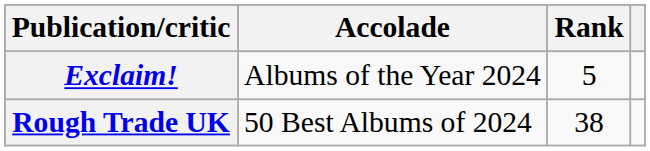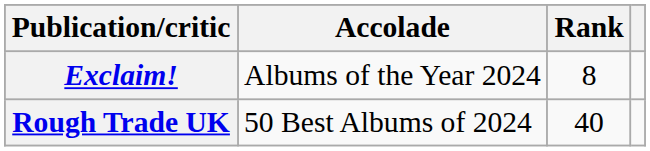(589, 74) 5 -> (589, 74) 8
(589, 121) 38 -> (589, 121) 40
